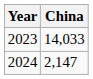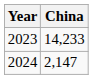(64, 39) 14,033 -> (64, 39) 14,233
